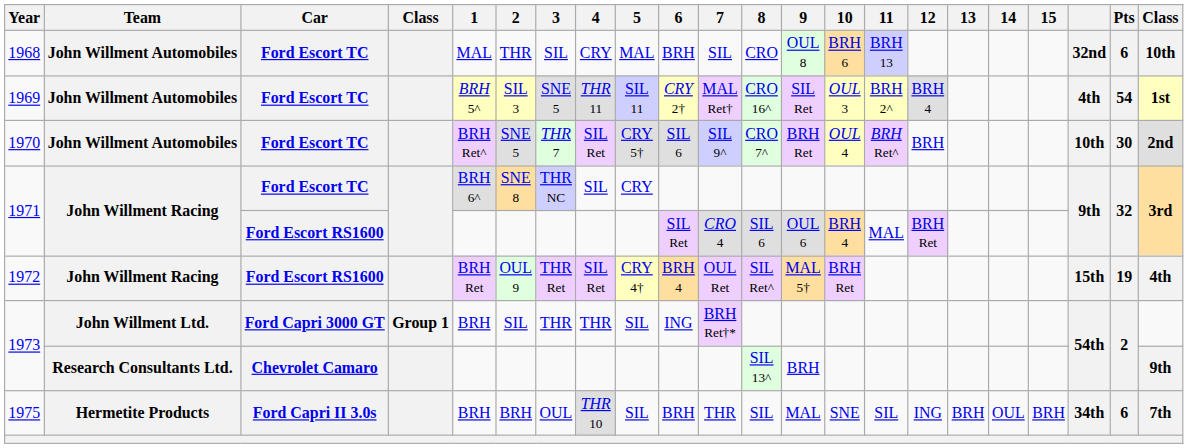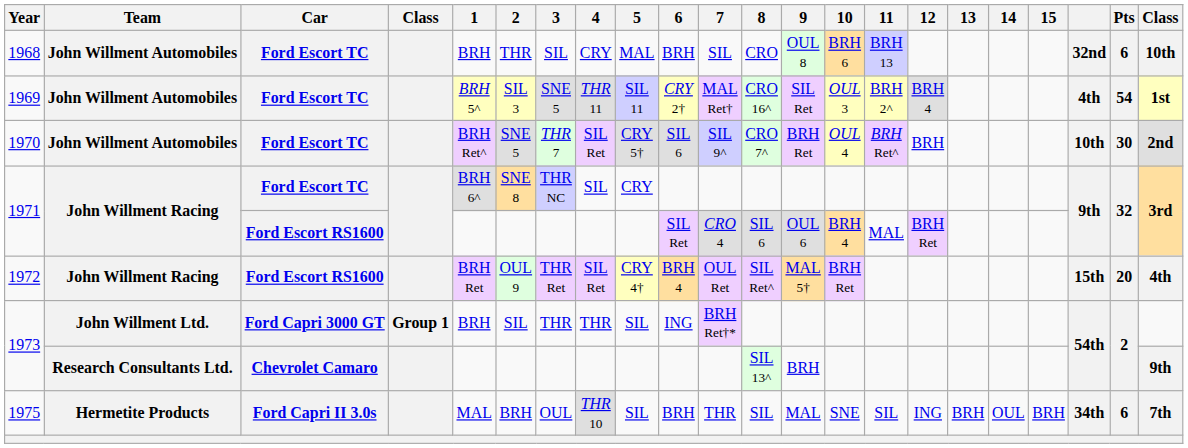(474, 52) MAL -> (474, 52) BRH
(1124, 277) 19 -> (1124, 277) 20
(474, 412) BRH -> (474, 412) MAL
